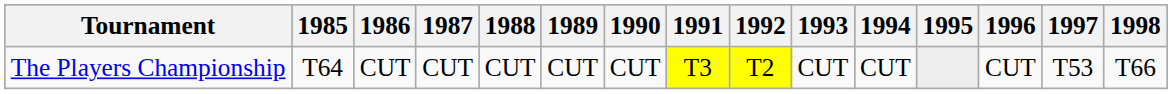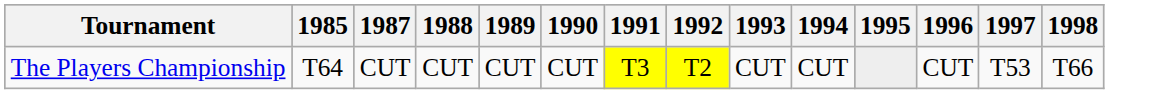- column: (385, 25)
